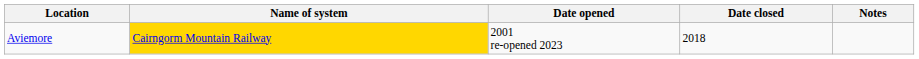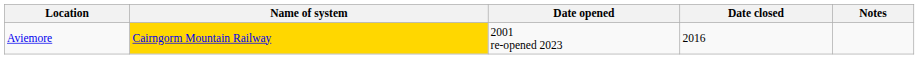(694, 38) 2018 -> (694, 38) 2016
